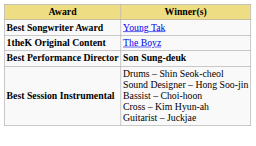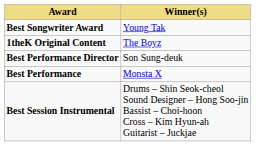(155, 58) bold -> (153, 58) normal
+ row: (44, 74)
